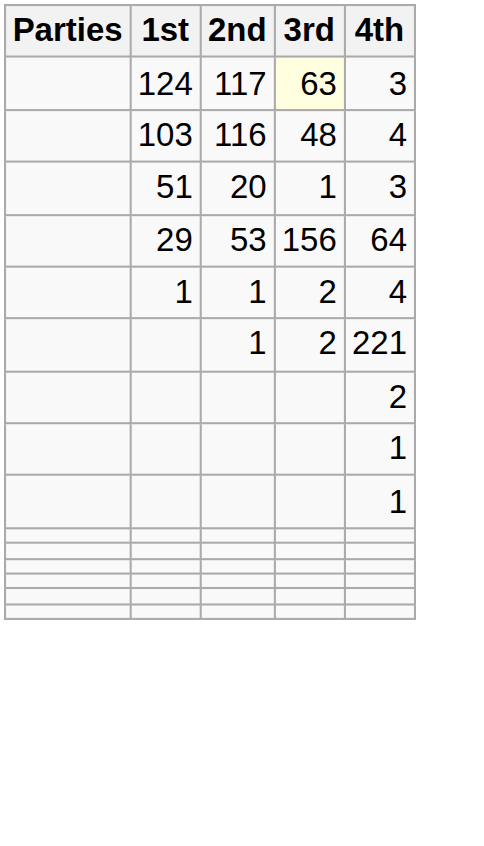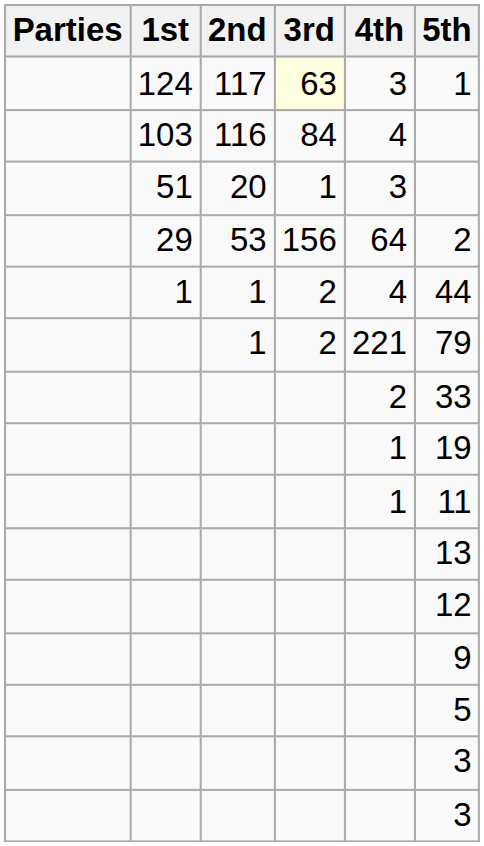+ column: (447, 30)
(318, 135) 48 -> (318, 135) 84
